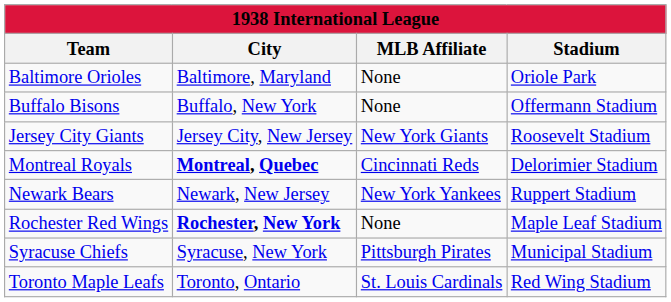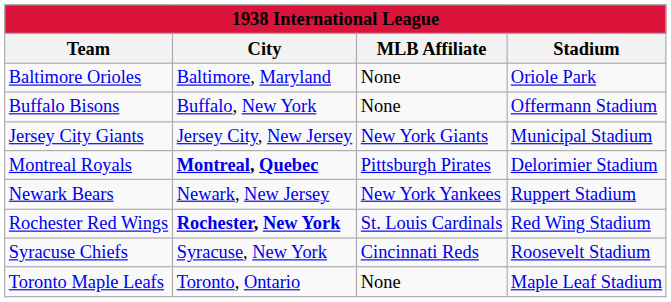(581, 135) Roosevelt Stadium -> (582, 135) Municipal Stadium
(420, 164) Cincinnati Reds -> (426, 164) Pittsburgh Pirates
(381, 223) None -> (432, 223) St. Louis Cardinals
(586, 223) Maple Leaf Stadium -> (581, 223) Red Wing Stadium
(426, 252) Pittsburgh Pirates -> (420, 252) Cincinnati Reds
(582, 252) Municipal Stadium -> (581, 252) Roosevelt Stadium
(432, 281) St. Louis Cardinals -> (381, 281) None
(581, 281) Red Wing Stadium -> (586, 281) Maple Leaf Stadium
